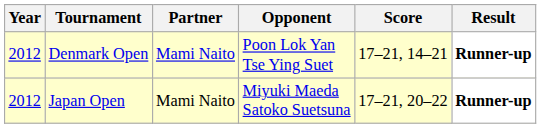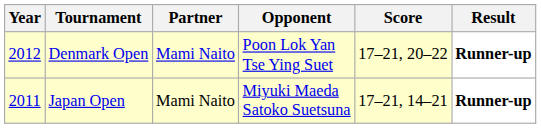(403, 54) 17–21, 14–21 -> (403, 54) 17–21, 20–22
(25, 100) 2012 -> (25, 100) 2011
(403, 100) 17–21, 20–22 -> (403, 100) 17–21, 14–21
